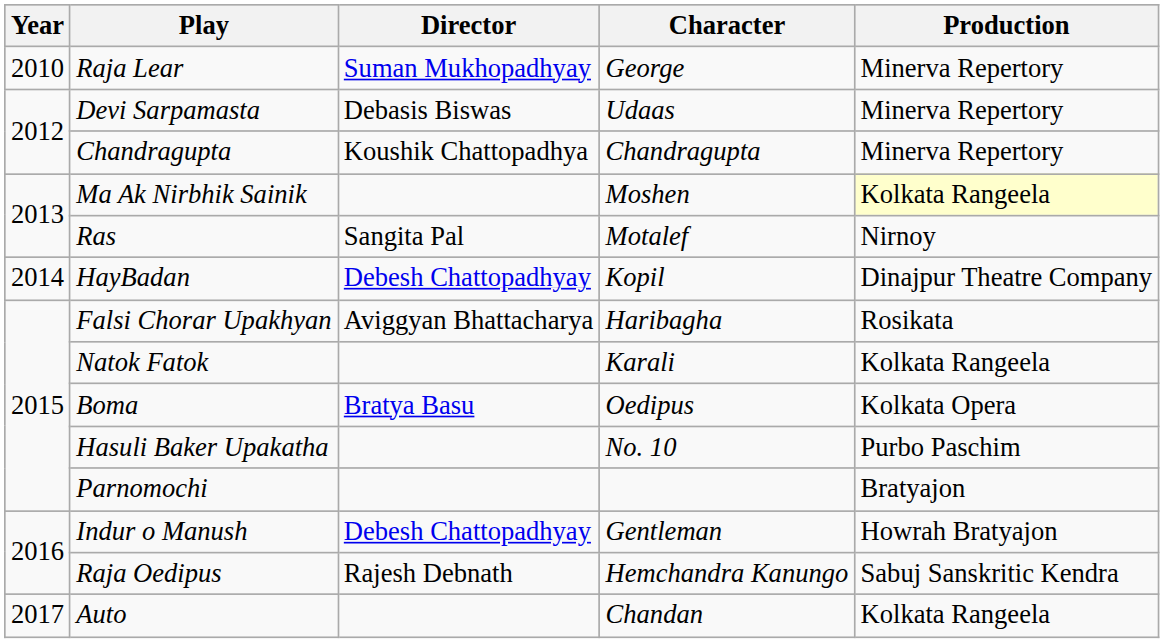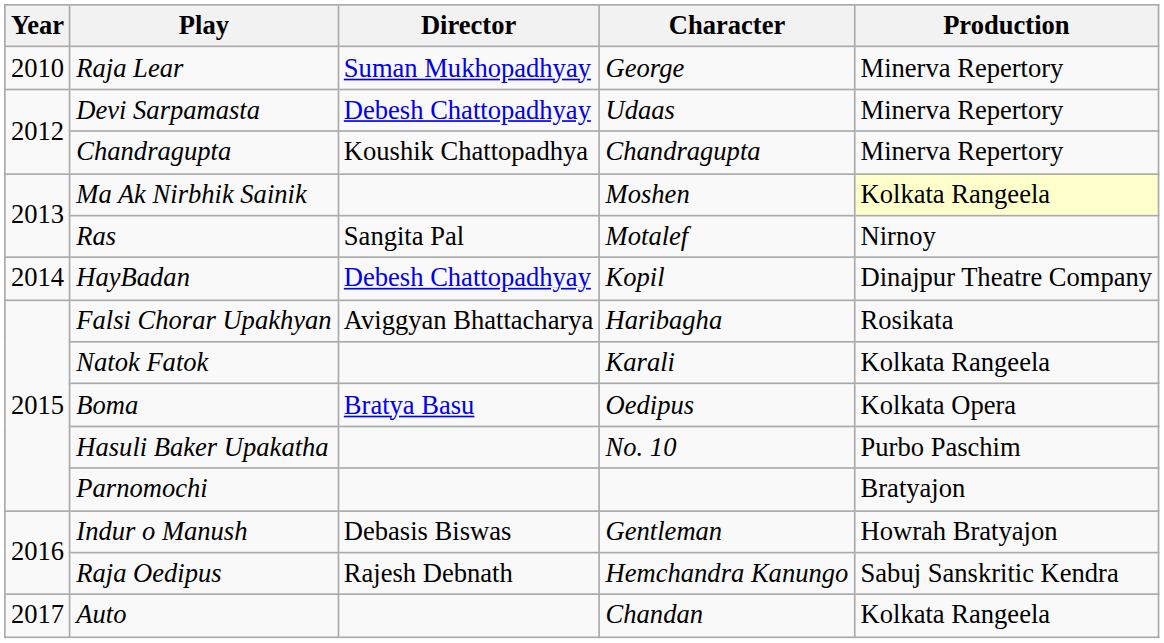(428, 109) Debasis Biswas -> (467, 109) Debesh Chattopadhyay
(467, 531) Debesh Chattopadhyay -> (428, 531) Debasis Biswas
